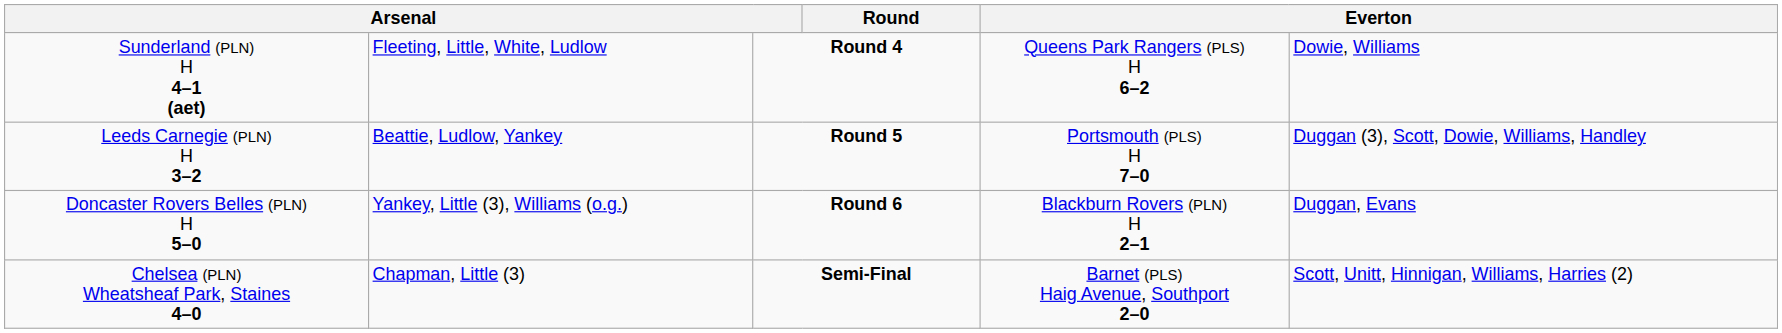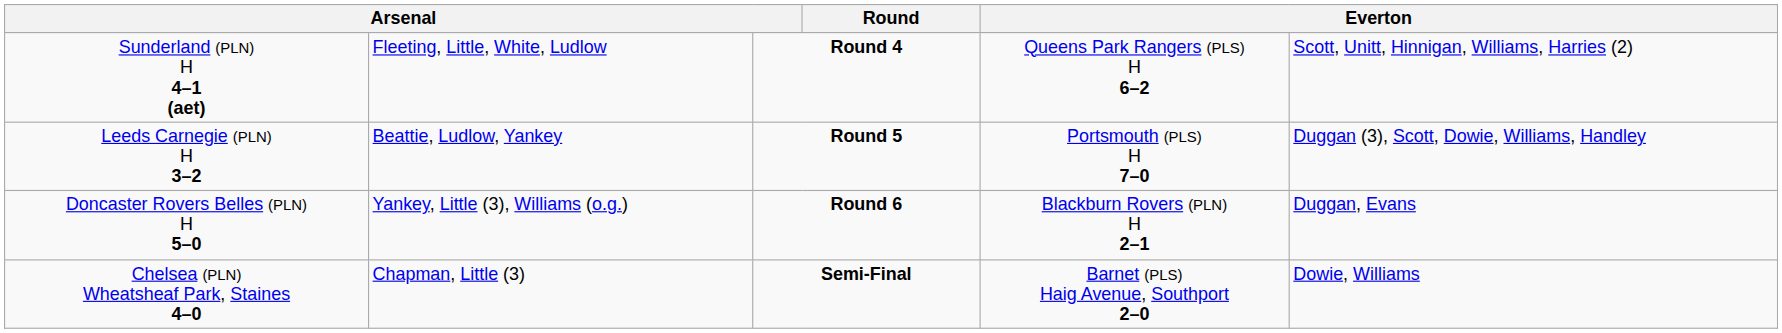(1357, 47) Dowie, Williams -> (1463, 47) Scott, Unitt, Hinnigan, Williams, Harries (2)
(1463, 273) Scott, Unitt, Hinnigan, Williams, Harries (2) -> (1357, 273) Dowie, Williams
